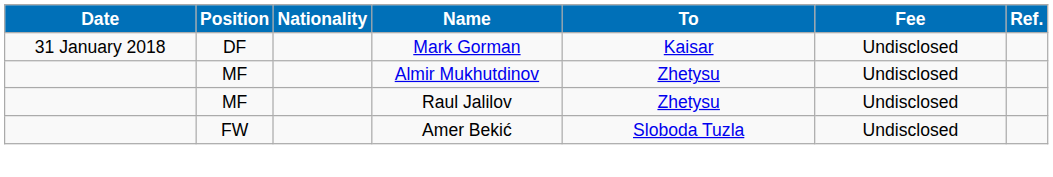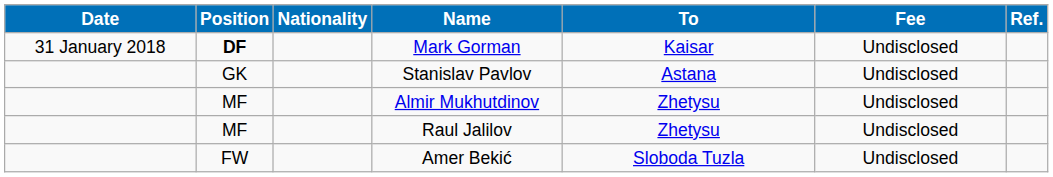(235, 47) normal -> (235, 47) bold
+ row: (467, 74)
